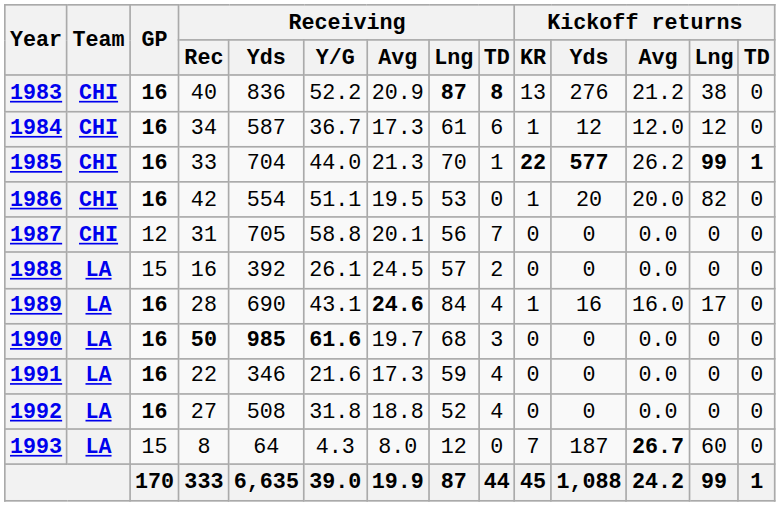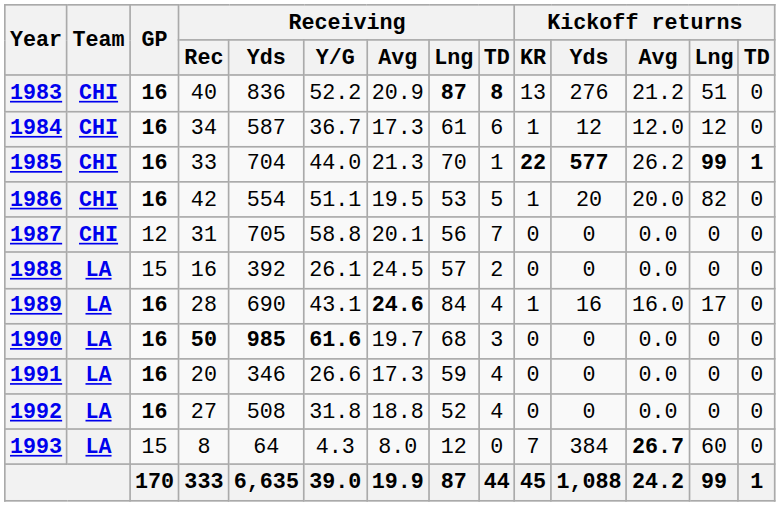(714, 93) 38 -> (714, 93) 51
(497, 199) 0 -> (497, 199) 5
(204, 376) 22 -> (204, 376) 20
(335, 376) 21.6 -> (335, 376) 26.6
(589, 447) 187 -> (589, 447) 384
